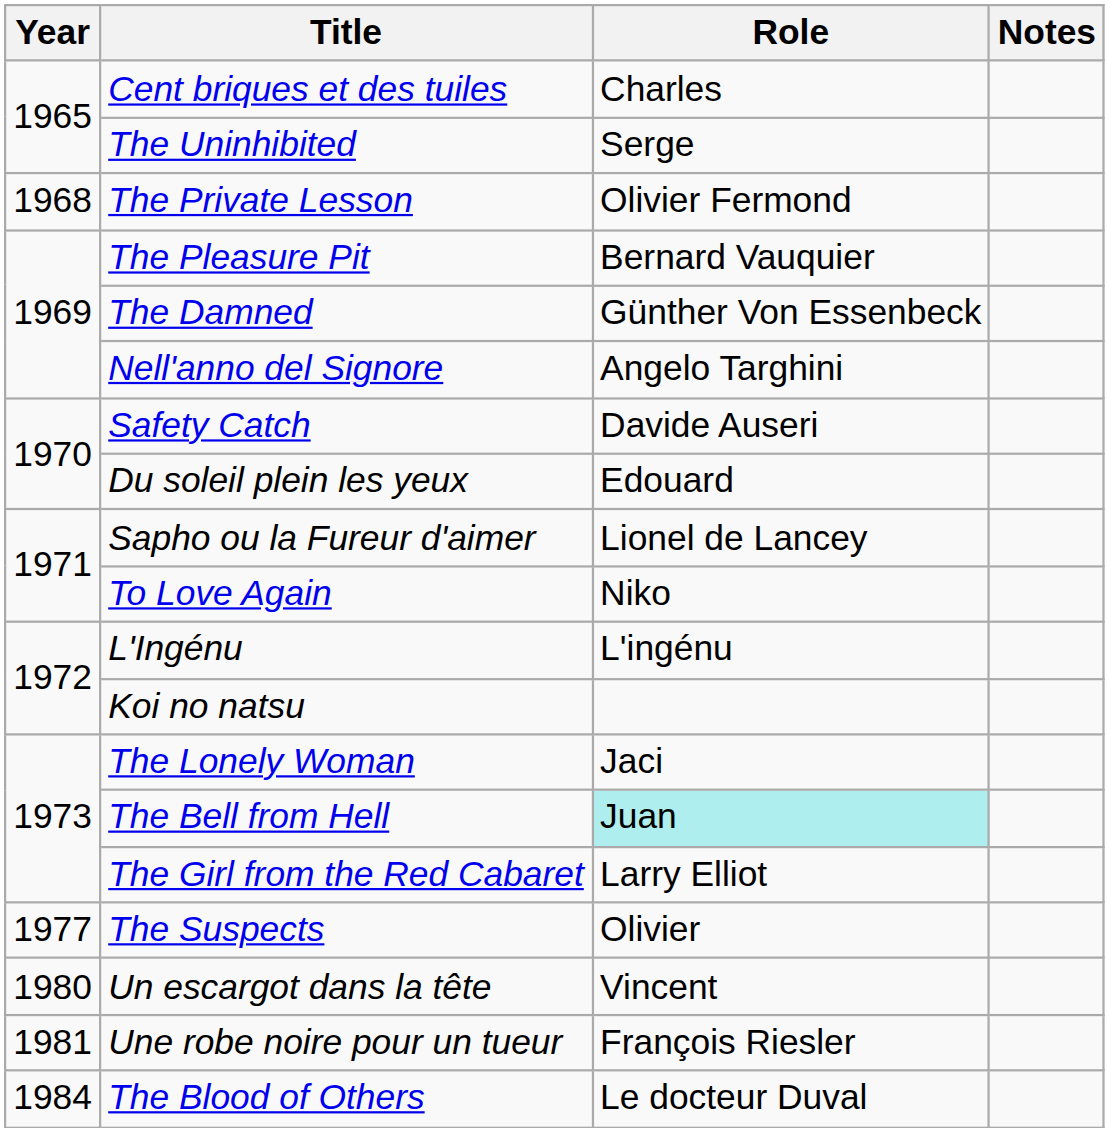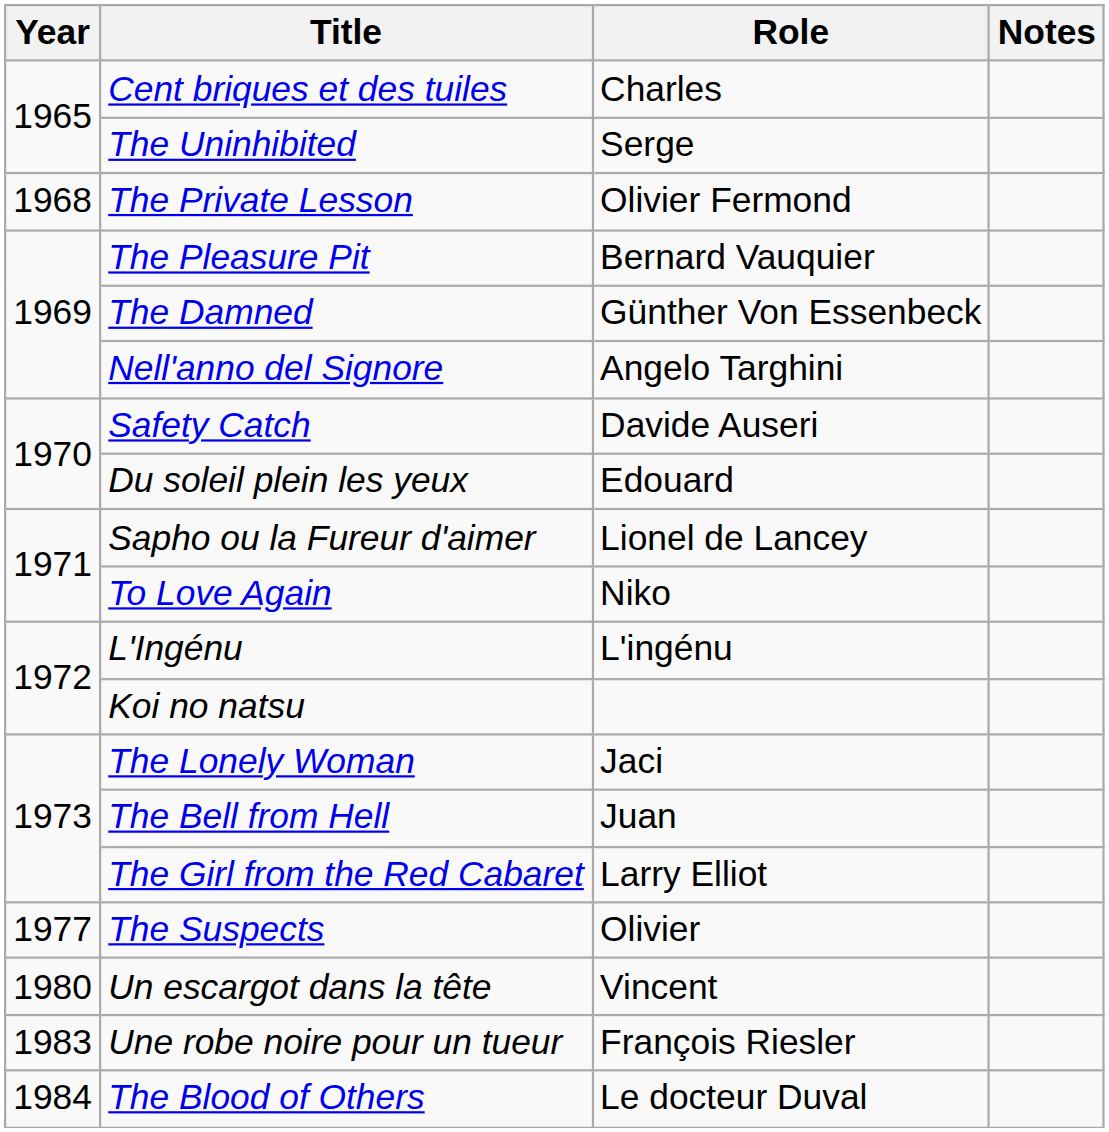(638, 817) paleturquoise background -> (638, 817) no background
(53, 1041) 1981 -> (53, 1041) 1983
